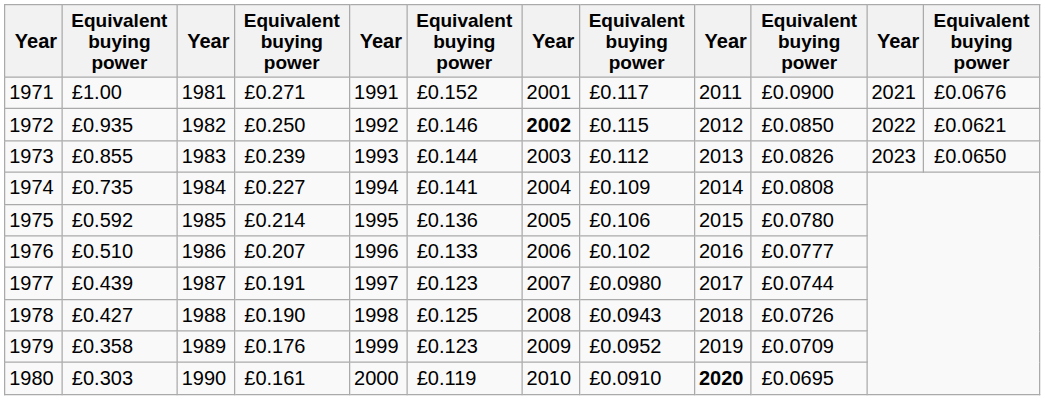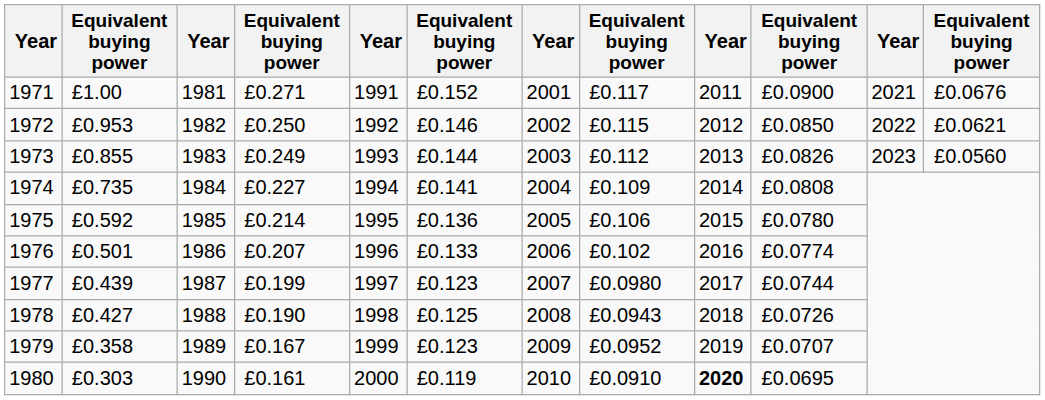(100, 124) £0.935 -> (100, 124) £0.953
(549, 124) bold -> (549, 124) normal
(272, 156) £0.239 -> (272, 156) £0.249
(967, 156) £0.0650 -> (967, 156) £0.0560
(100, 251) £0.510 -> (100, 251) £0.501
(795, 251) £0.0777 -> (795, 251) £0.0774
(272, 283) £0.191 -> (272, 283) £0.199
(272, 346) £0.176 -> (272, 346) £0.167
(795, 346) £0.0709 -> (795, 346) £0.0707
